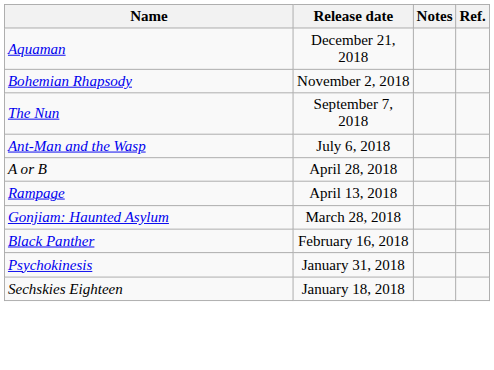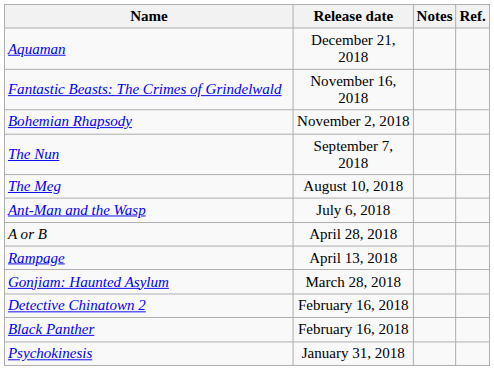+ row: (145, 89)
+ row: (34, 186)
+ row: (77, 305)
- row: (65, 288)
